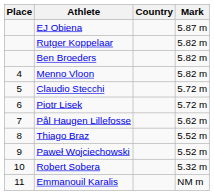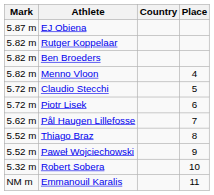columns swapped: (19, 12) <-> (192, 12)
